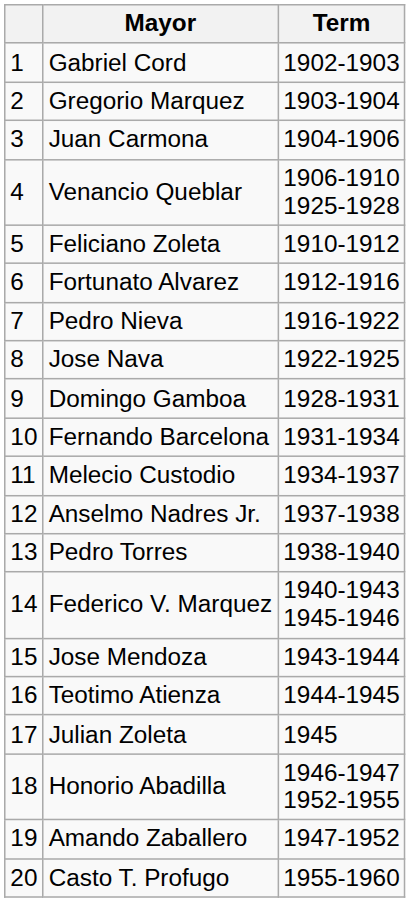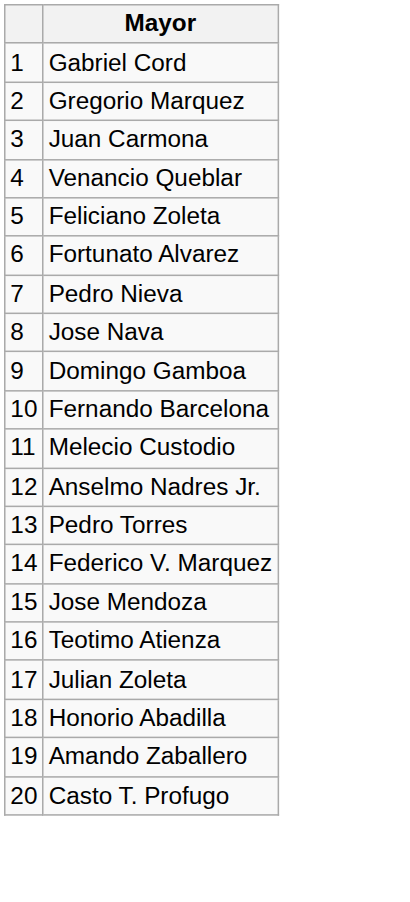- column: (341, 23)
